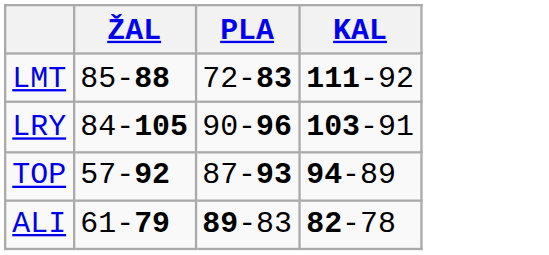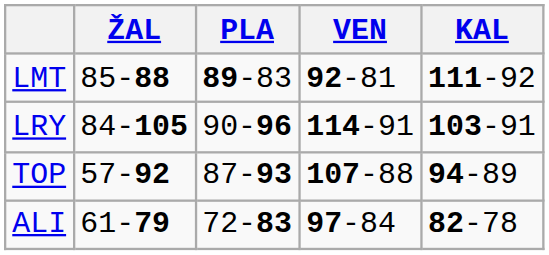+ column: (360, 30)
(247, 78) 72-83 -> (247, 78) 89-83
(247, 224) 89-83 -> (247, 224) 72-83
